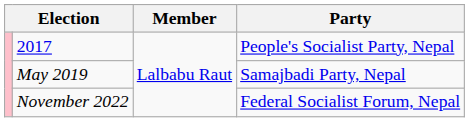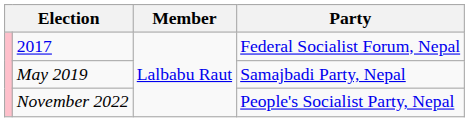(347, 46) People's Socialist Party, Nepal -> (350, 46) Federal Socialist Forum, Nepal
(350, 102) Federal Socialist Forum, Nepal -> (347, 102) People's Socialist Party, Nepal
